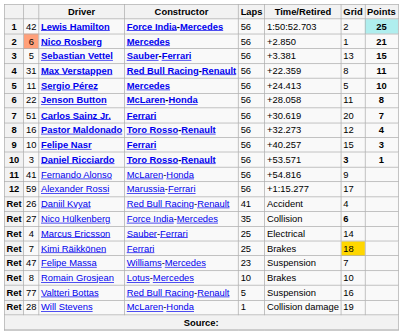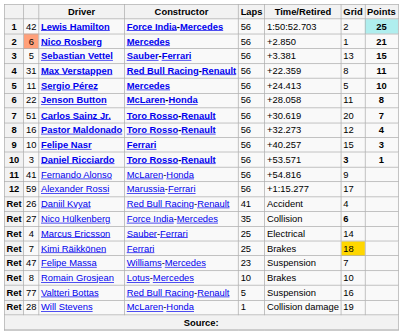(142, 115) Ferrari -> (171, 115) Toro Rosso-Renault
